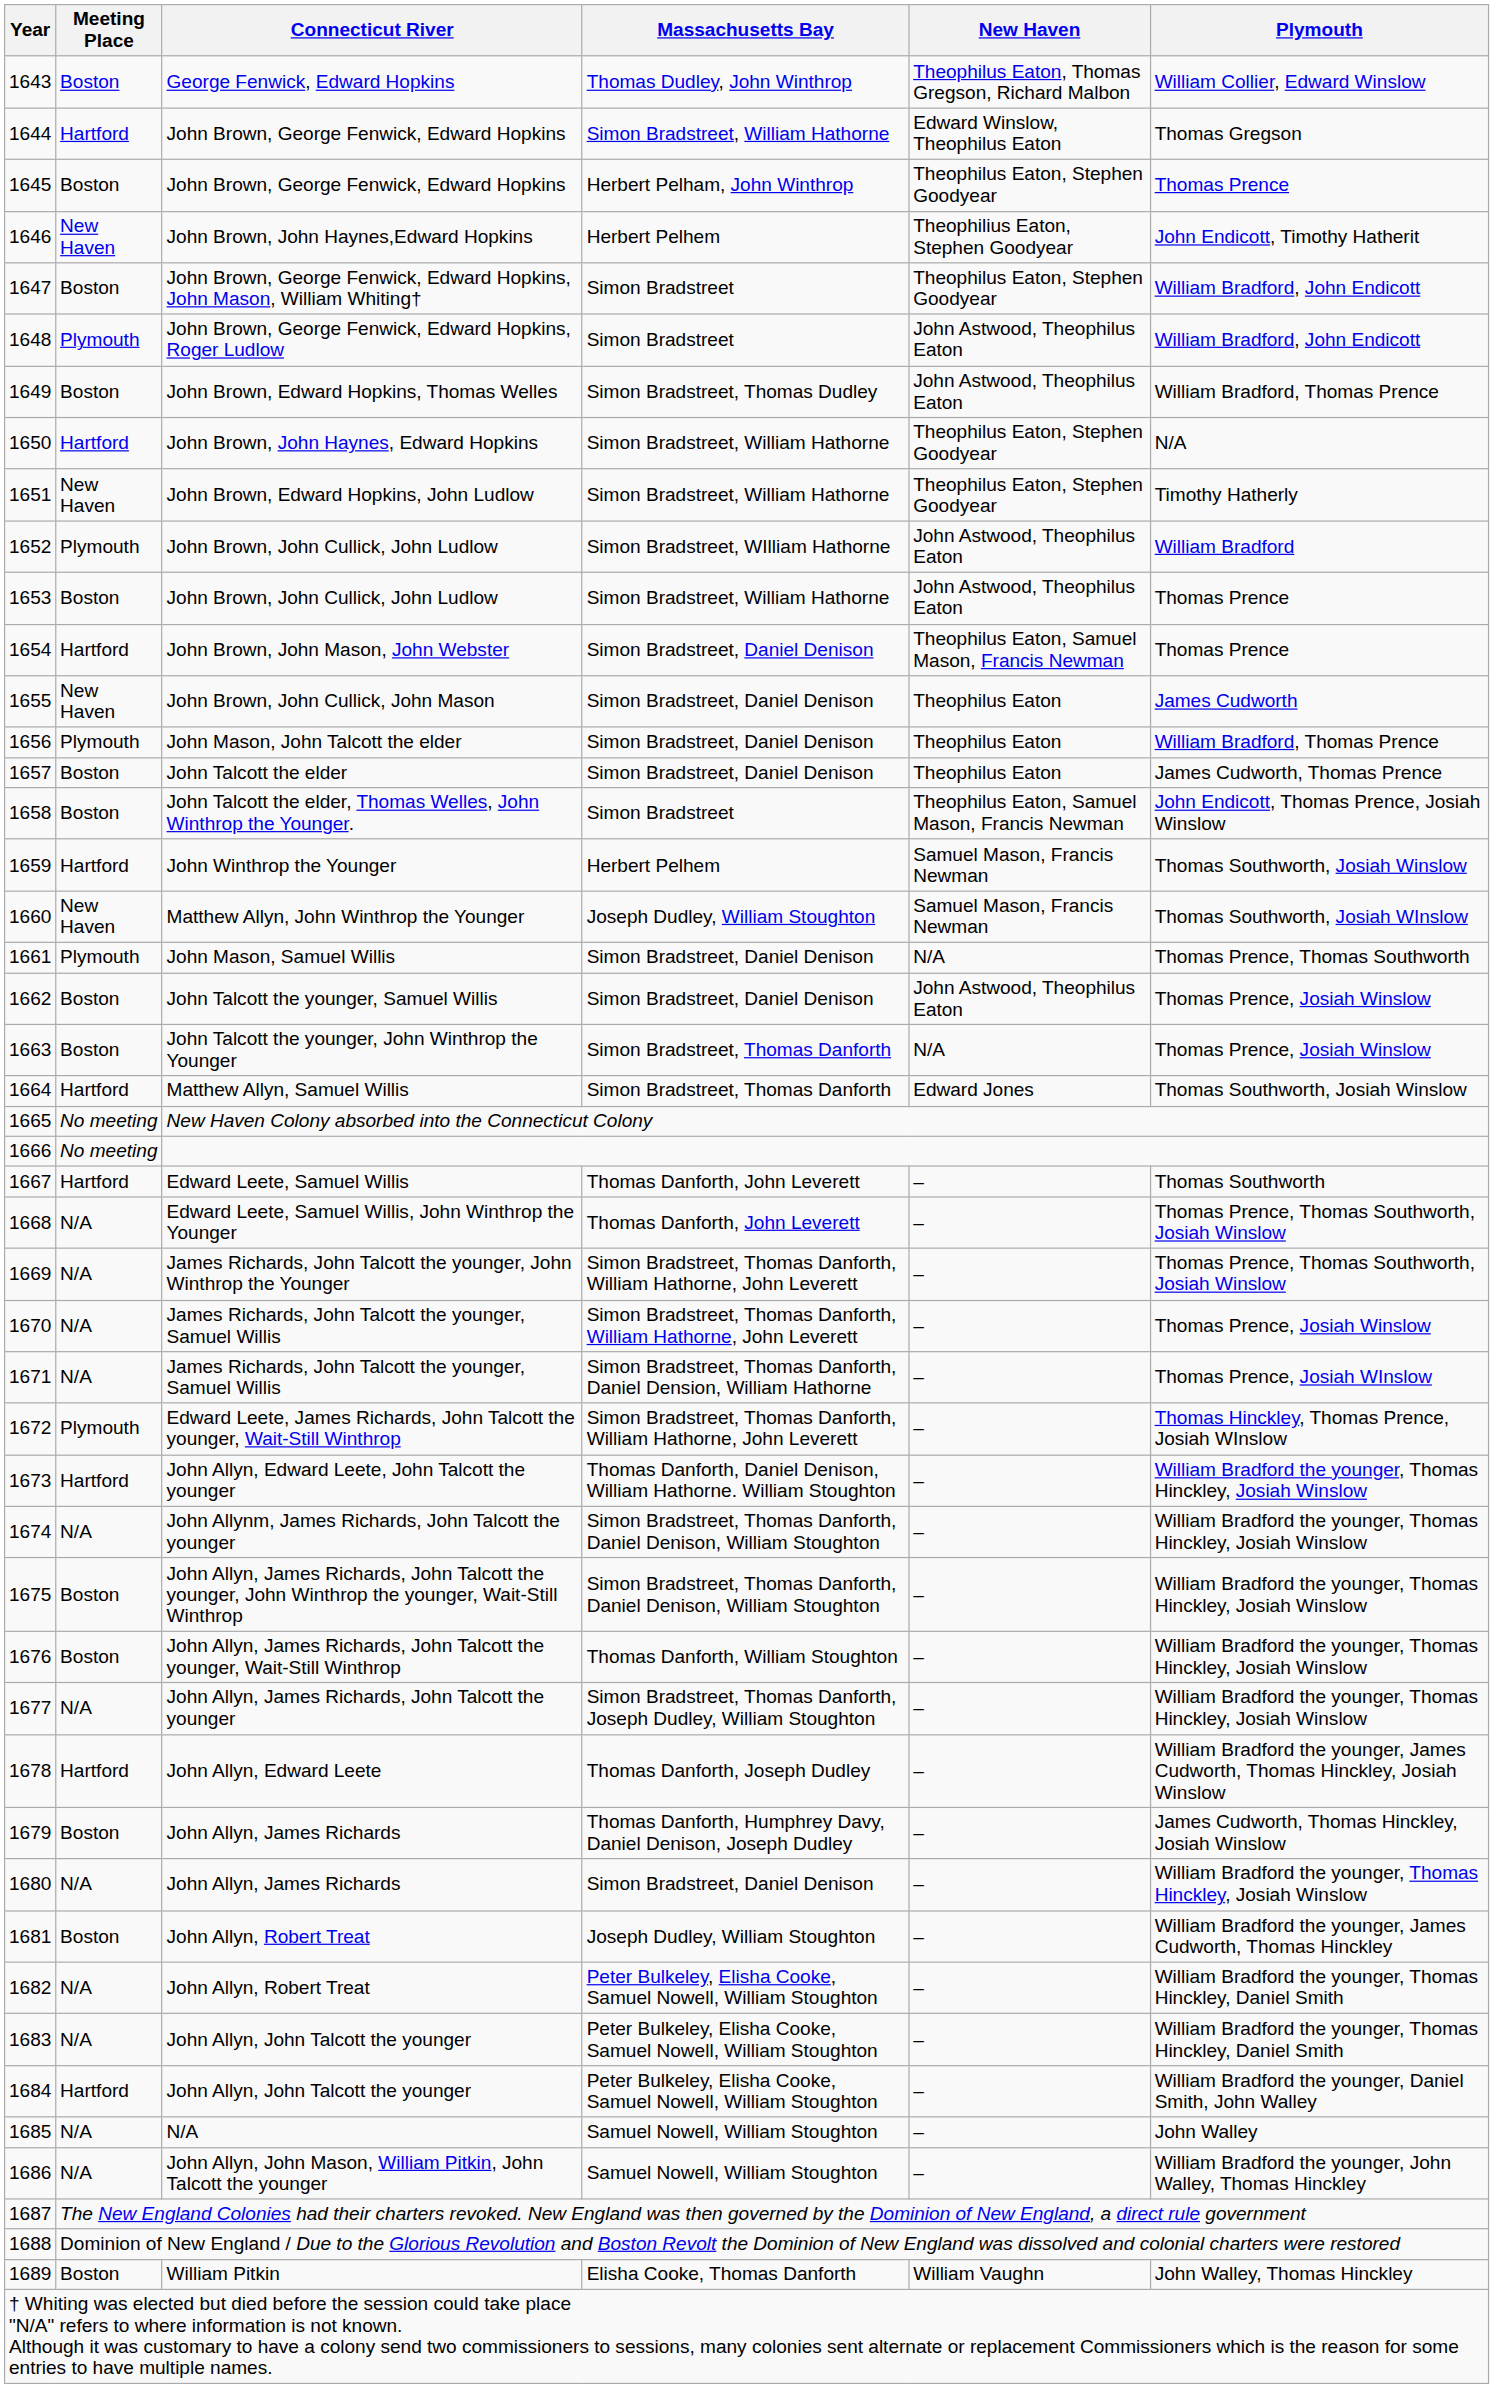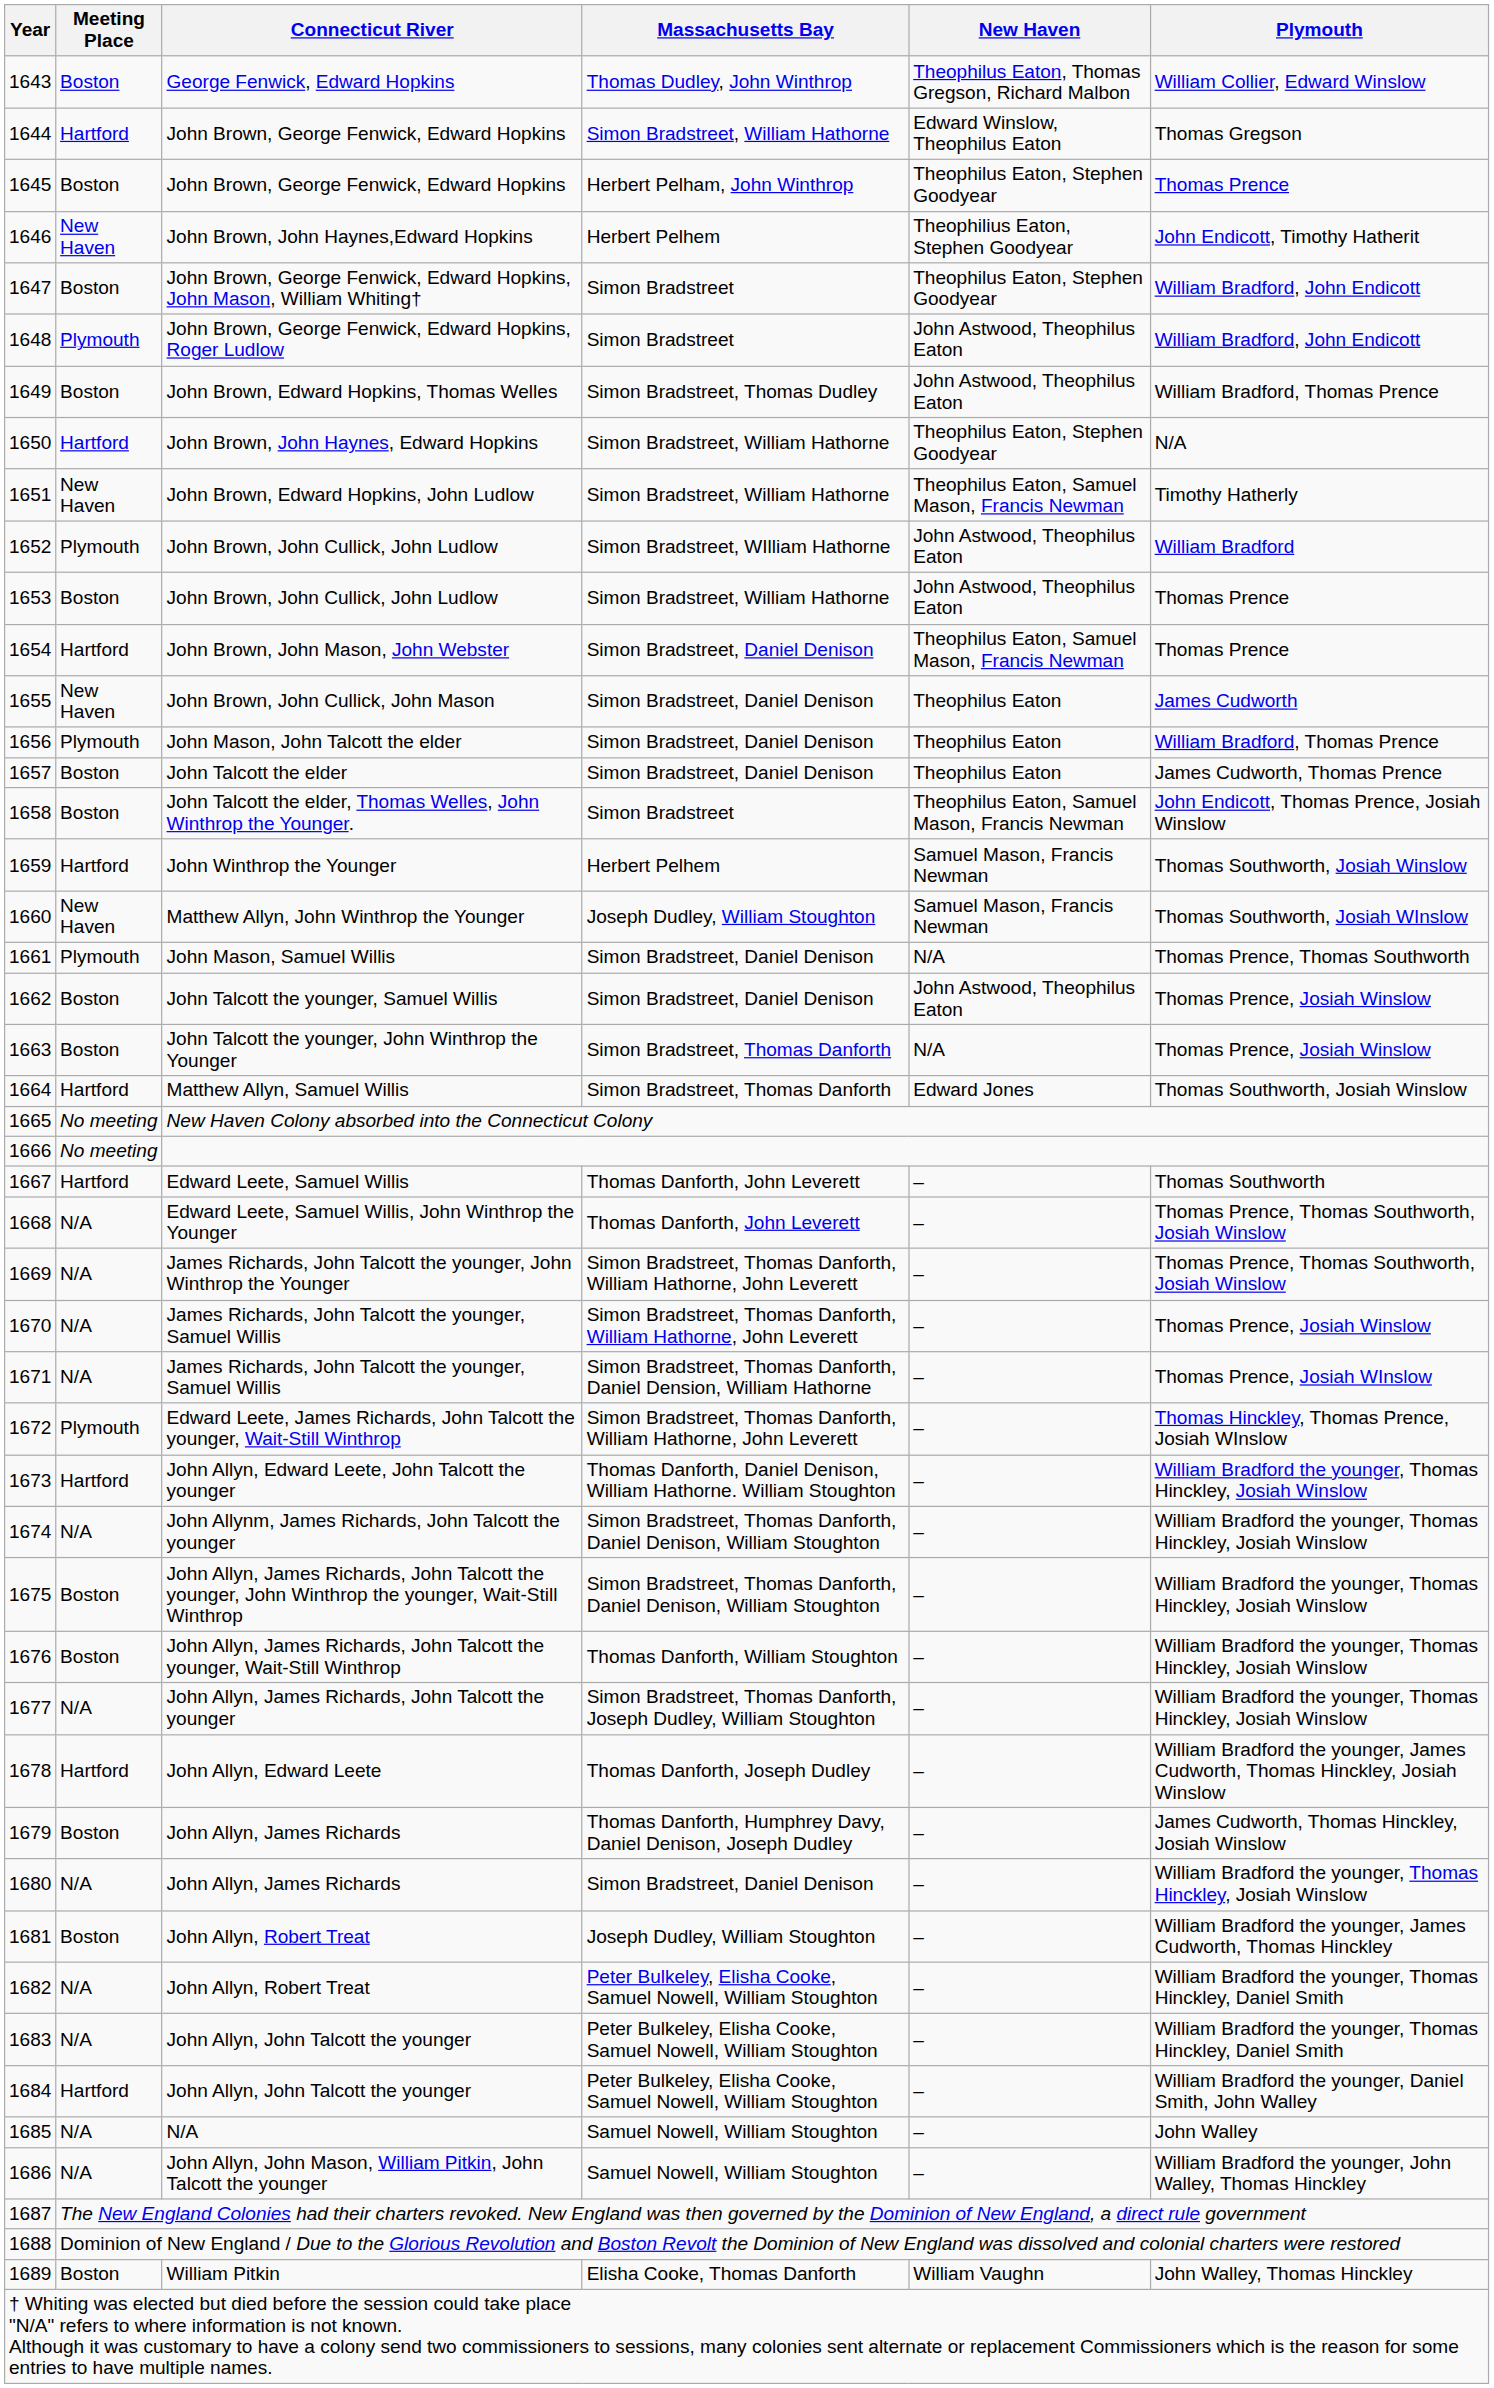(1028, 494) Theophilus Eaton, Stephen Goodyear -> (1025, 494) Theophilus Eaton, Samuel Mason, Francis Newman
